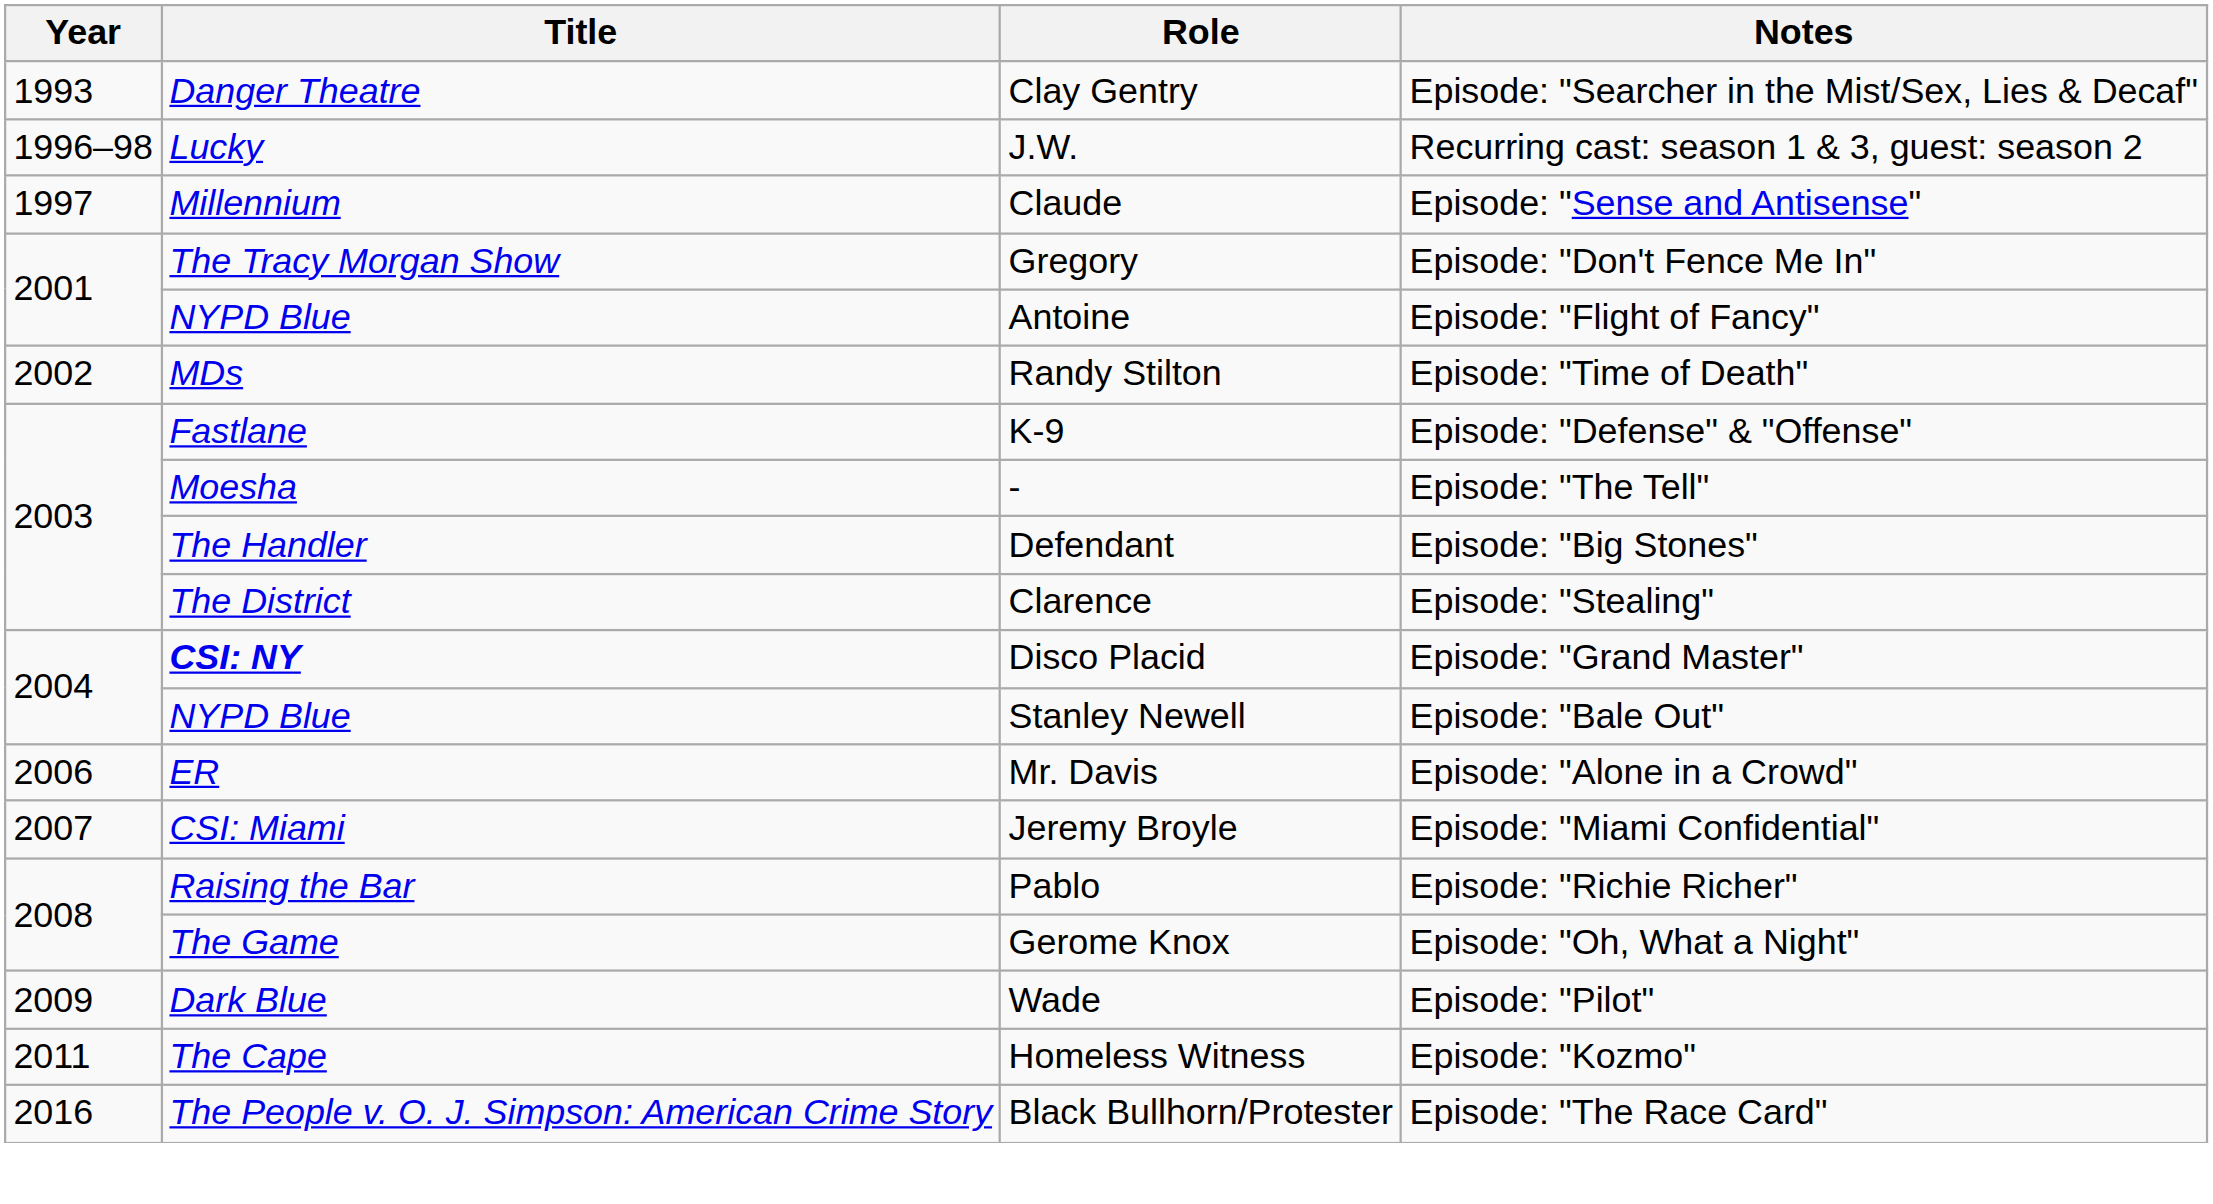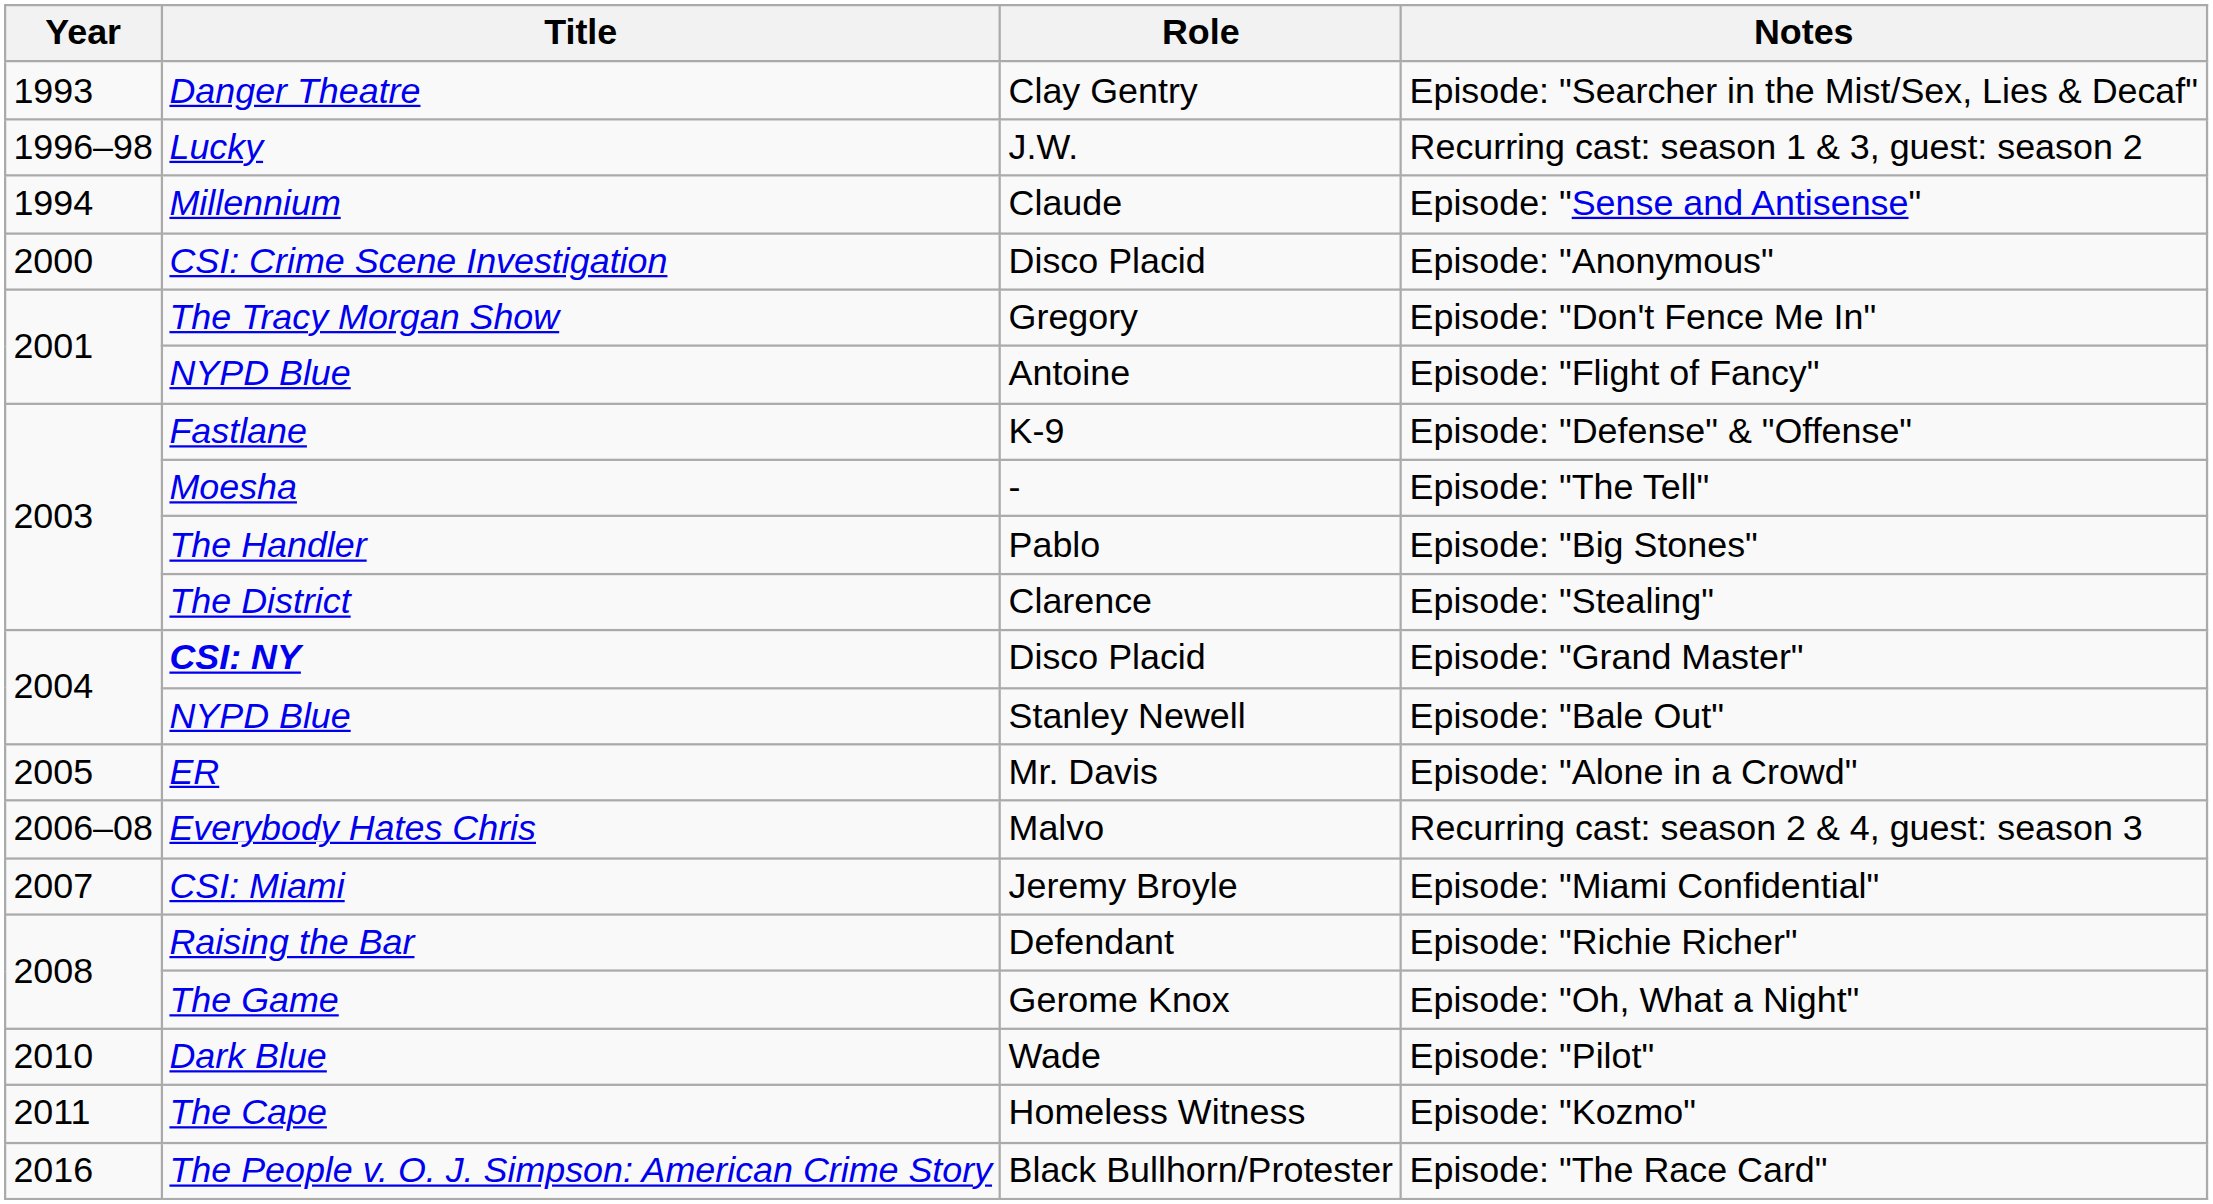(53, 203) 1997 -> (53, 203) 1994
+ row: (1592, 260)
- row: (1609, 373)
(1091, 544) Defendant -> (1054, 544) Pablo
(53, 771) 2006 -> (53, 771) 2005
+ row: (1776, 828)
(1054, 885) Pablo -> (1091, 942) Defendant
(53, 999) 2009 -> (53, 1056) 2010
